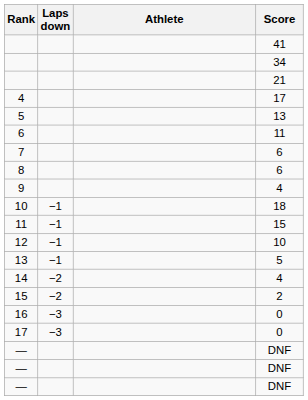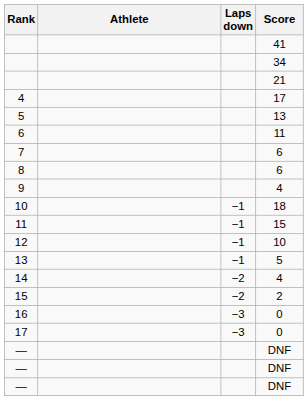columns swapped: (164, 19) <-> (55, 19)
